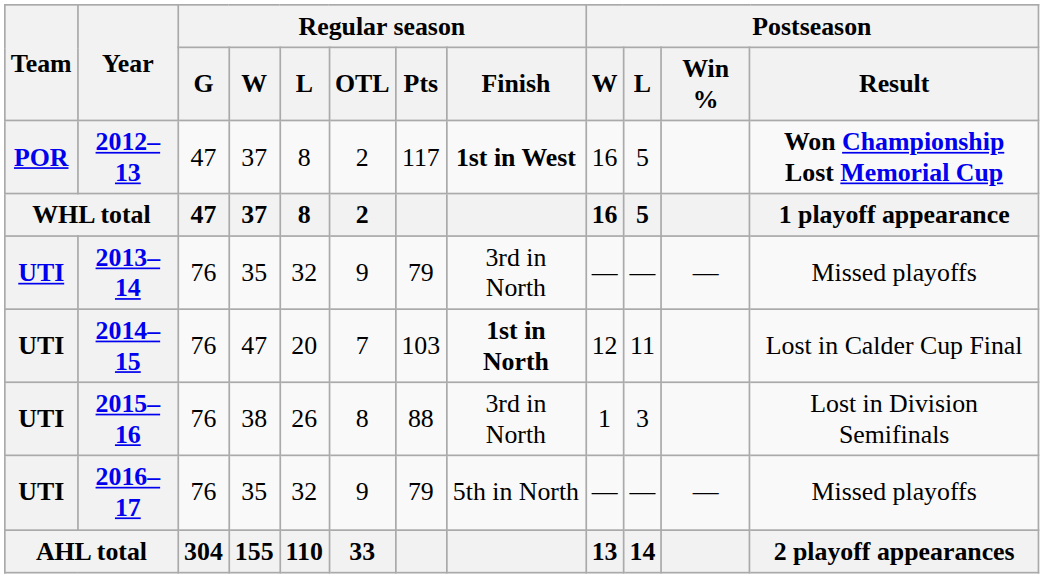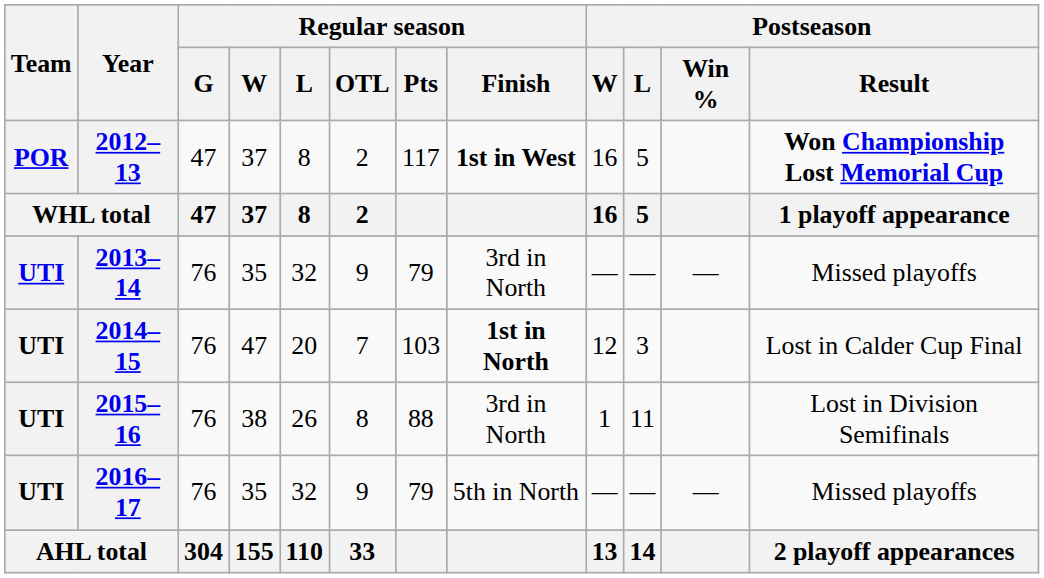(642, 346) 11 -> (642, 346) 3
(642, 419) 3 -> (642, 419) 11
